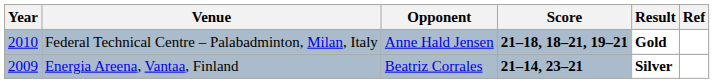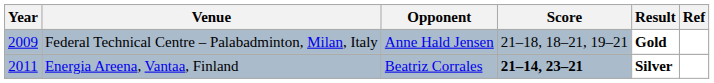(23, 41) 2010 -> (23, 41) 2009
(564, 41) bold -> (564, 41) normal
(23, 66) 2009 -> (23, 66) 2011
